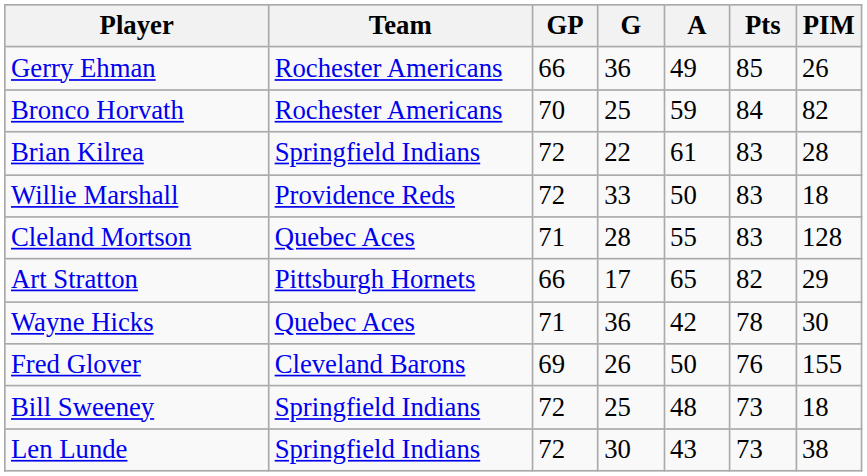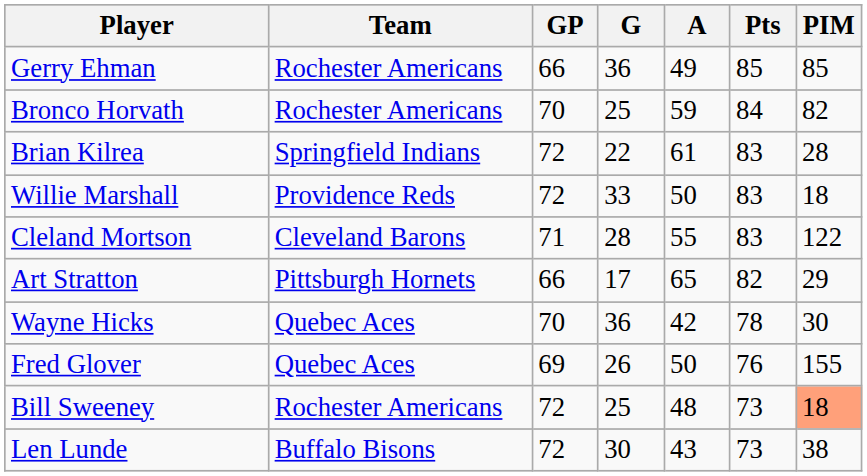(815, 68) 26 -> (815, 68) 85
(345, 237) Quebec Aces -> (370, 237) Cleveland Barons
(822, 237) 128 -> (822, 237) 122
(552, 322) 71 -> (552, 322) 70
(370, 364) Cleveland Barons -> (345, 364) Quebec Aces
(377, 407) Springfield Indians -> (389, 407) Rochester Americans
(815, 407) no background -> (815, 407) lightsalmon background
(377, 449) Springfield Indians -> (355, 449) Buffalo Bisons
